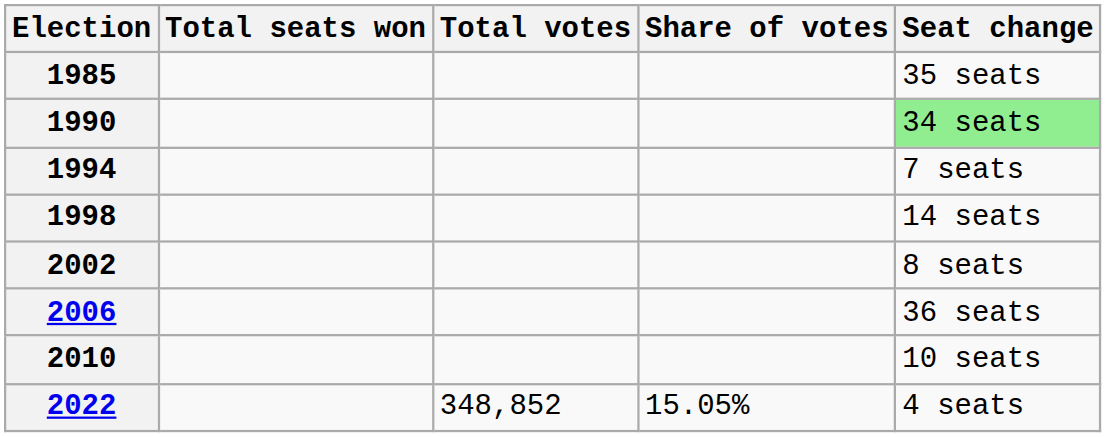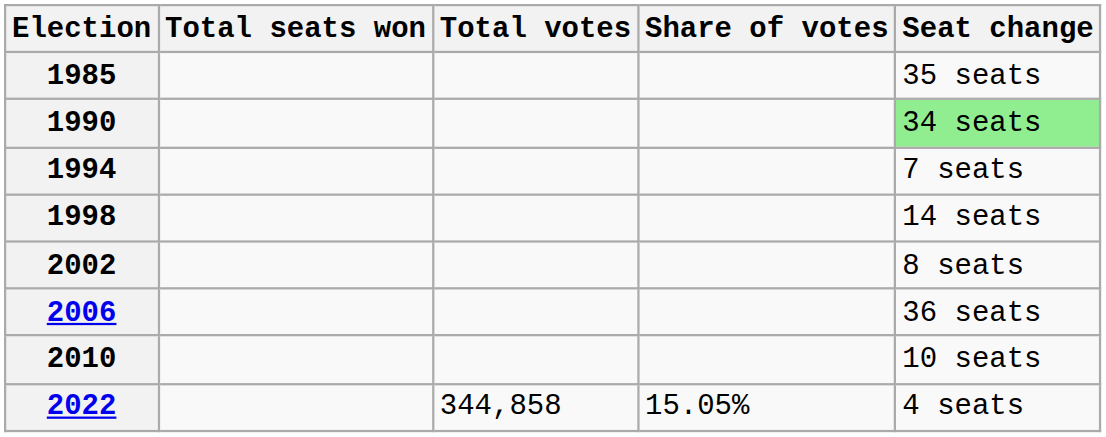(501, 407) 348,852 -> (501, 407) 344,858
